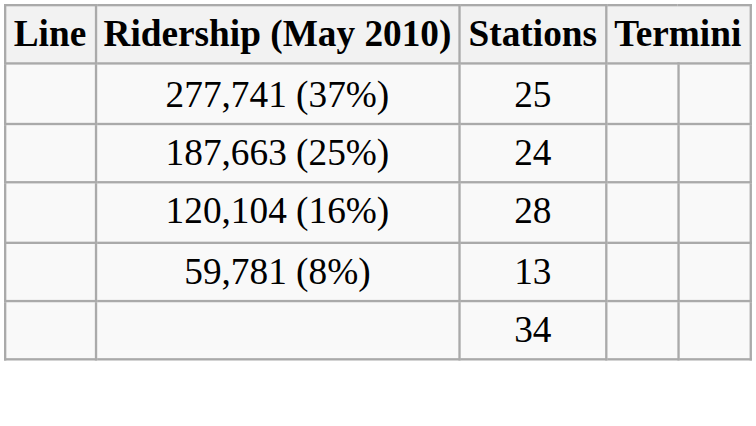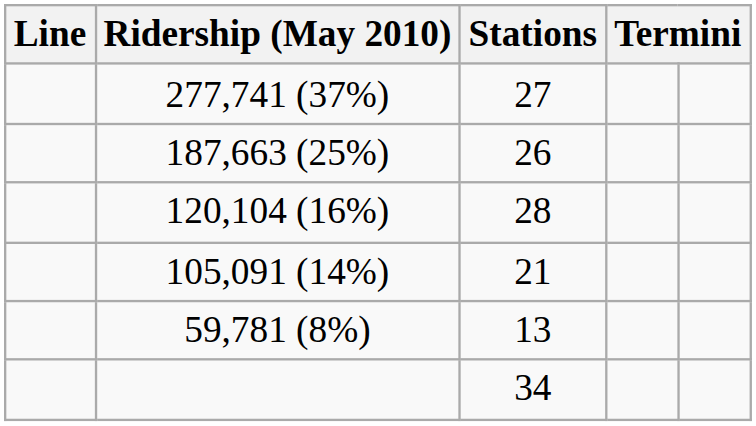(533, 93) 25 -> (533, 93) 27
(533, 152) 24 -> (533, 152) 26
+ row: (277, 270)
